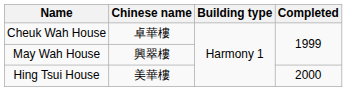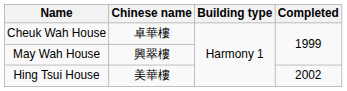(308, 75) 2000 -> (308, 75) 2002
